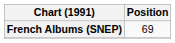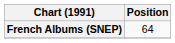(148, 29) 69 -> (148, 29) 64
